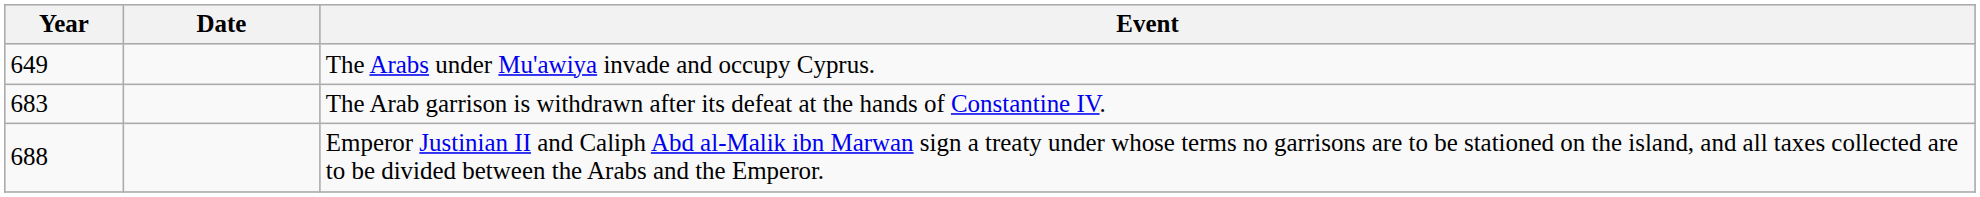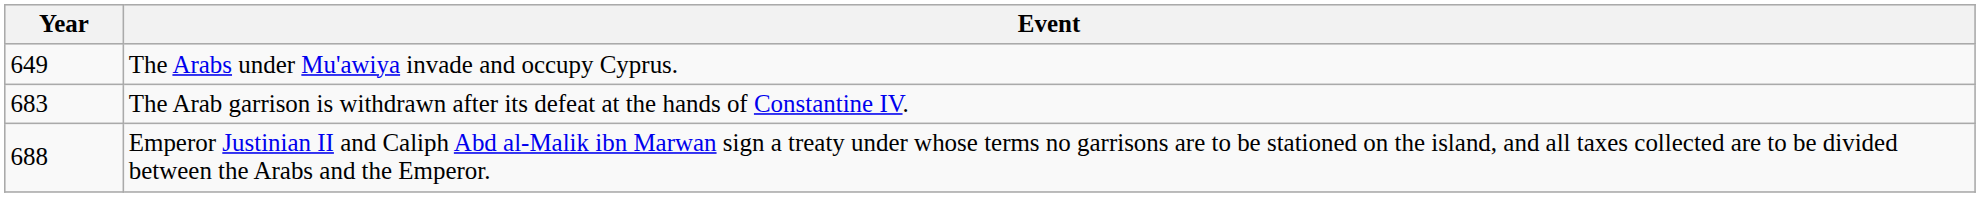- column: (221, 24)
